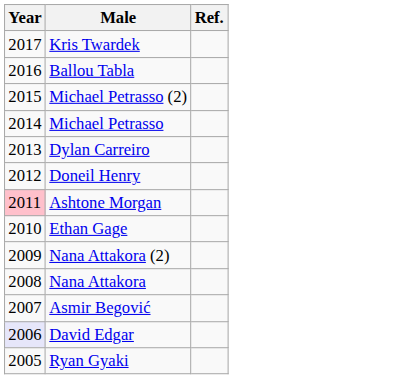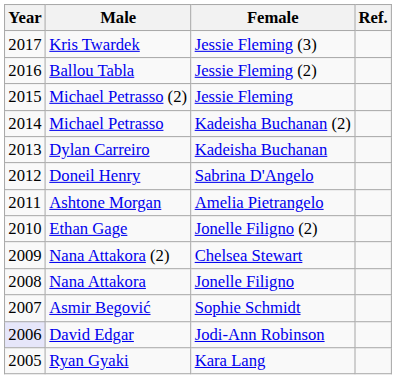+ column: (273, 17)
(25, 202) pink background -> (25, 202) no background
